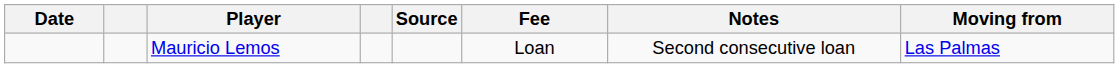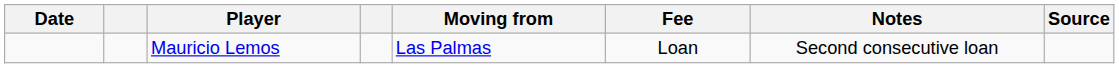columns swapped: (1007, 18) <-> (427, 18)
